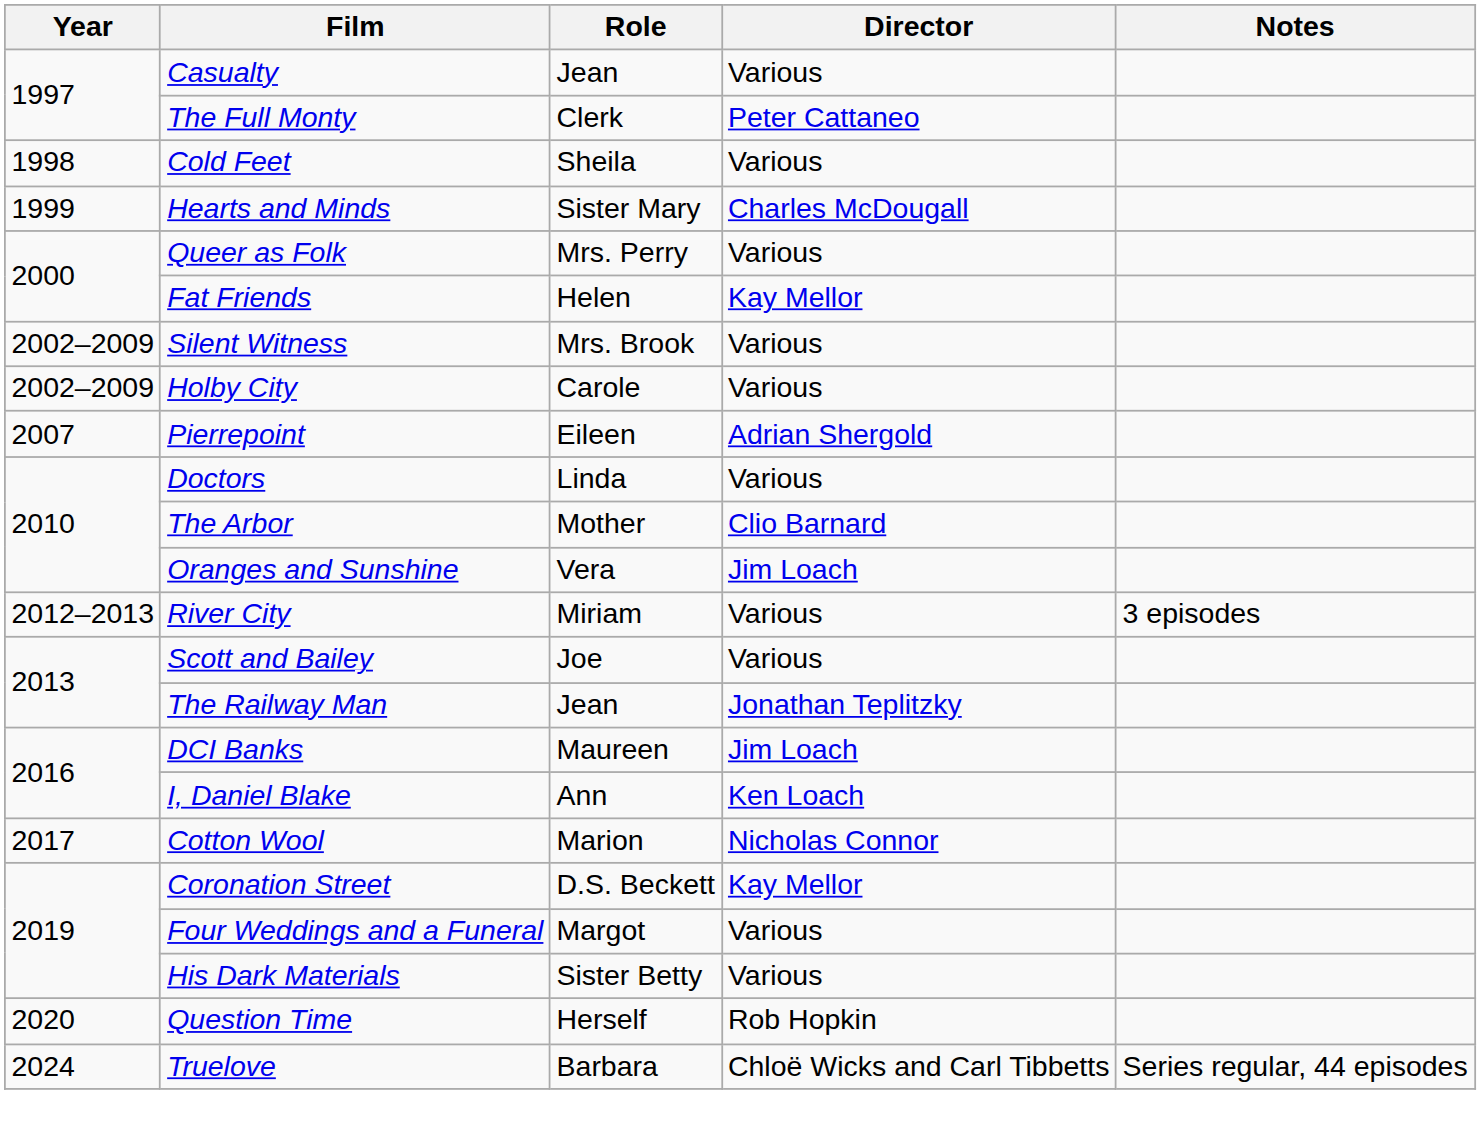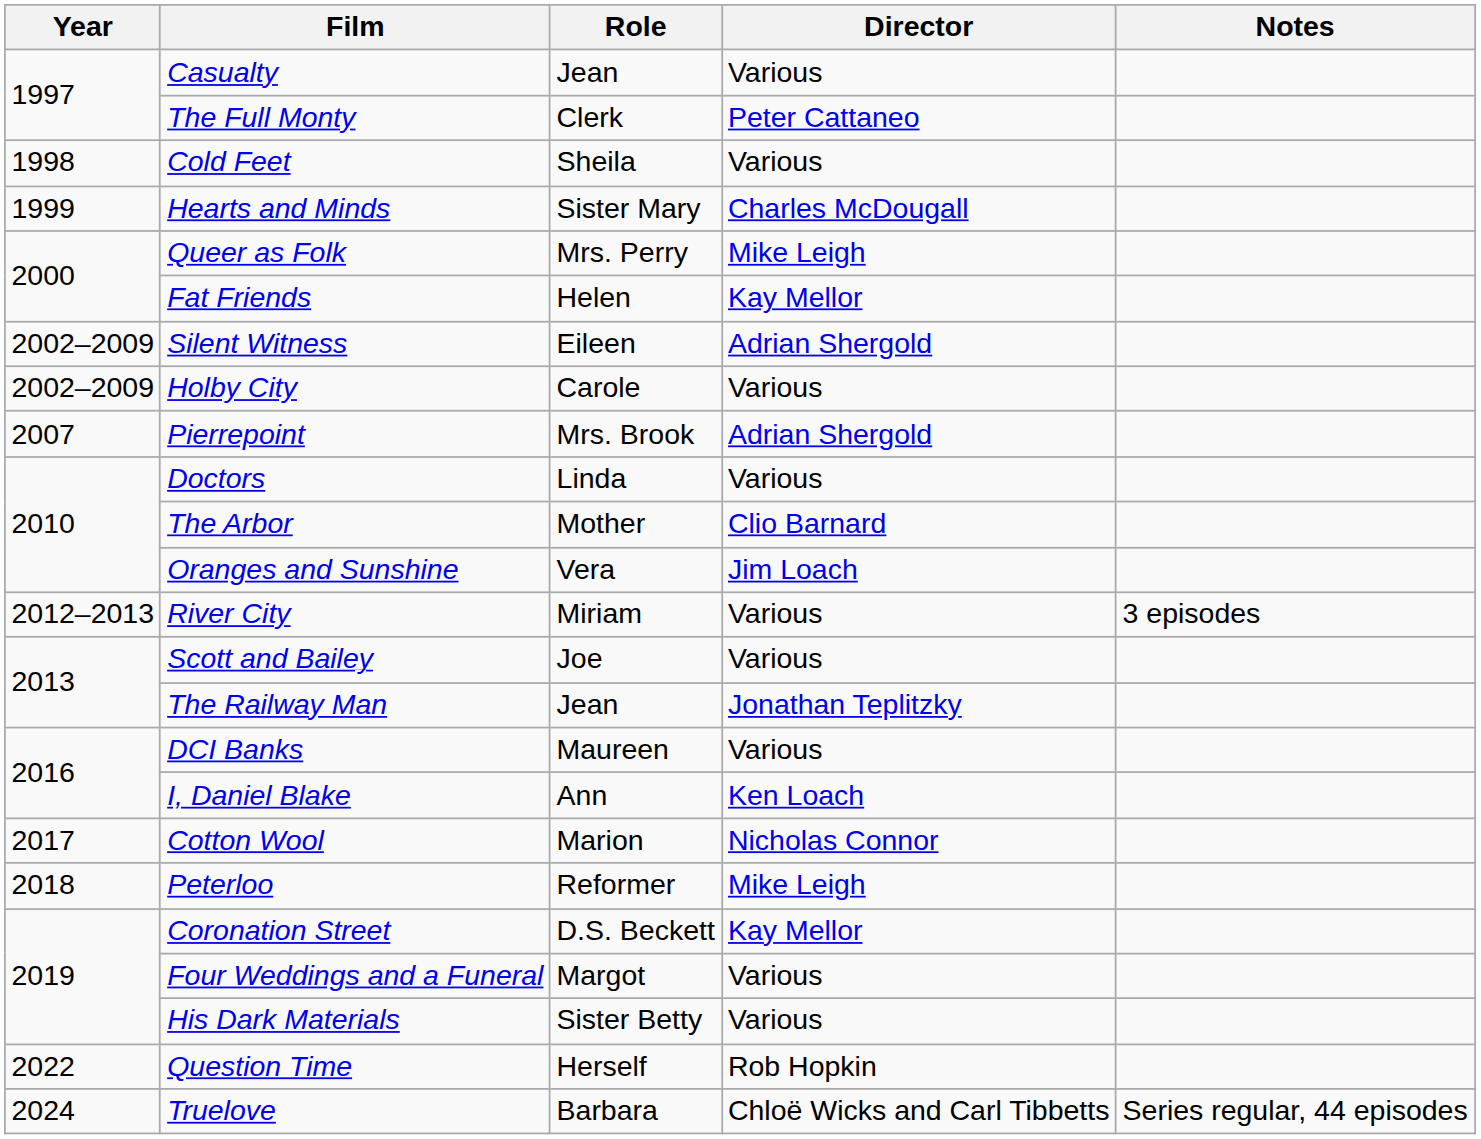(775, 252) Various -> (797, 252) Mike Leigh
(625, 343) Mrs. Brook -> (596, 343) Eileen
(775, 343) Various -> (830, 343) Adrian Shergold
(596, 433) Eileen -> (625, 433) Mrs. Brook
(793, 749) Jim Loach -> (775, 749) Various
+ row: (220, 885)
(43, 1020) 2020 -> (43, 1065) 2022
